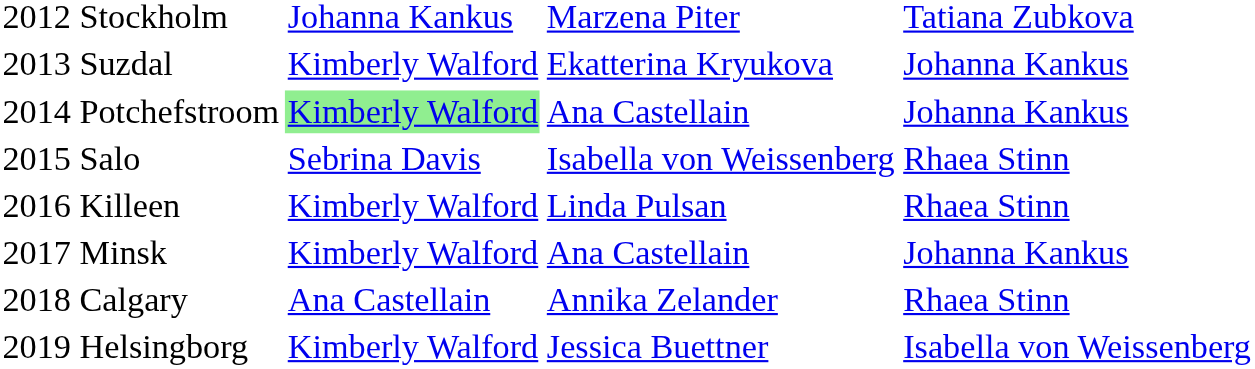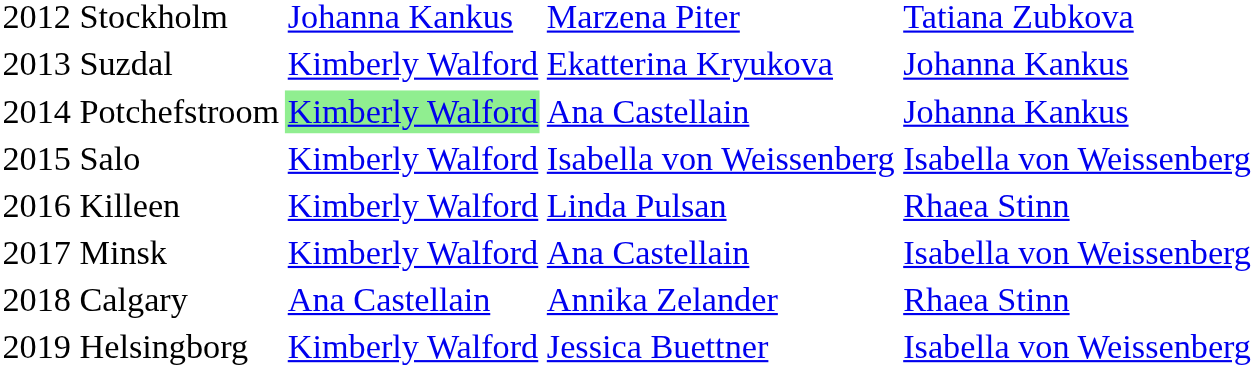(384, 158) Sebrina Davis -> (413, 158) Kimberly Walford
(986, 158) Rhaea Stinn -> (1077, 158) Isabella von Weissenberg
(1016, 252) Johanna Kankus -> (1077, 252) Isabella von Weissenberg
